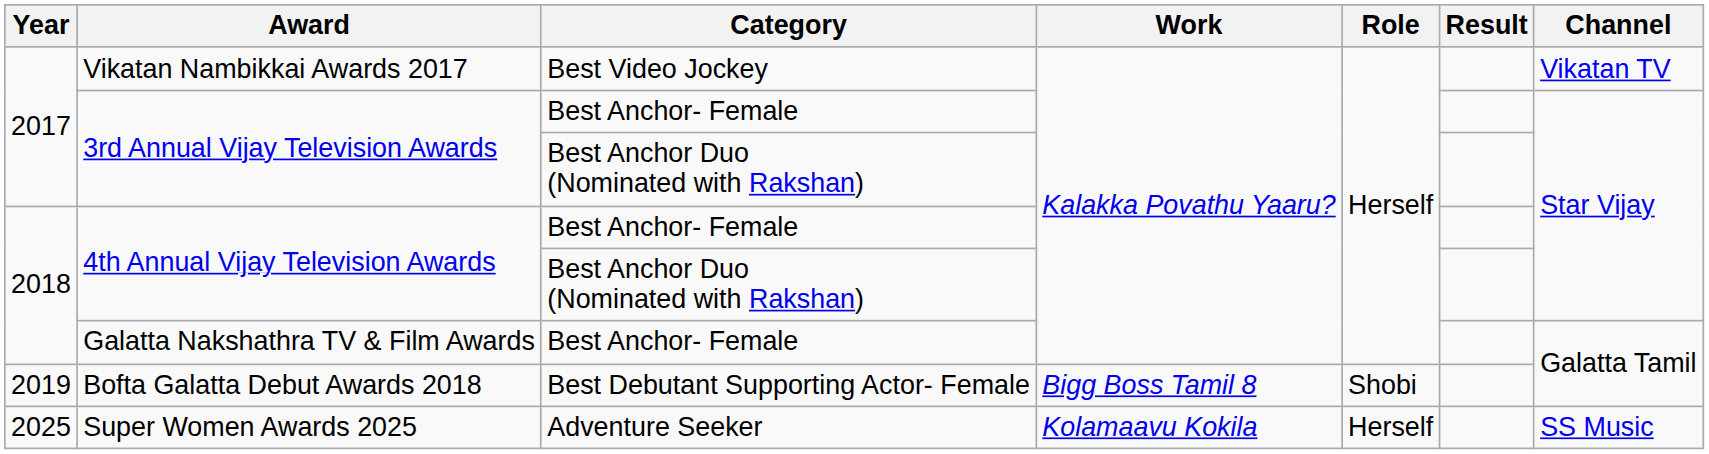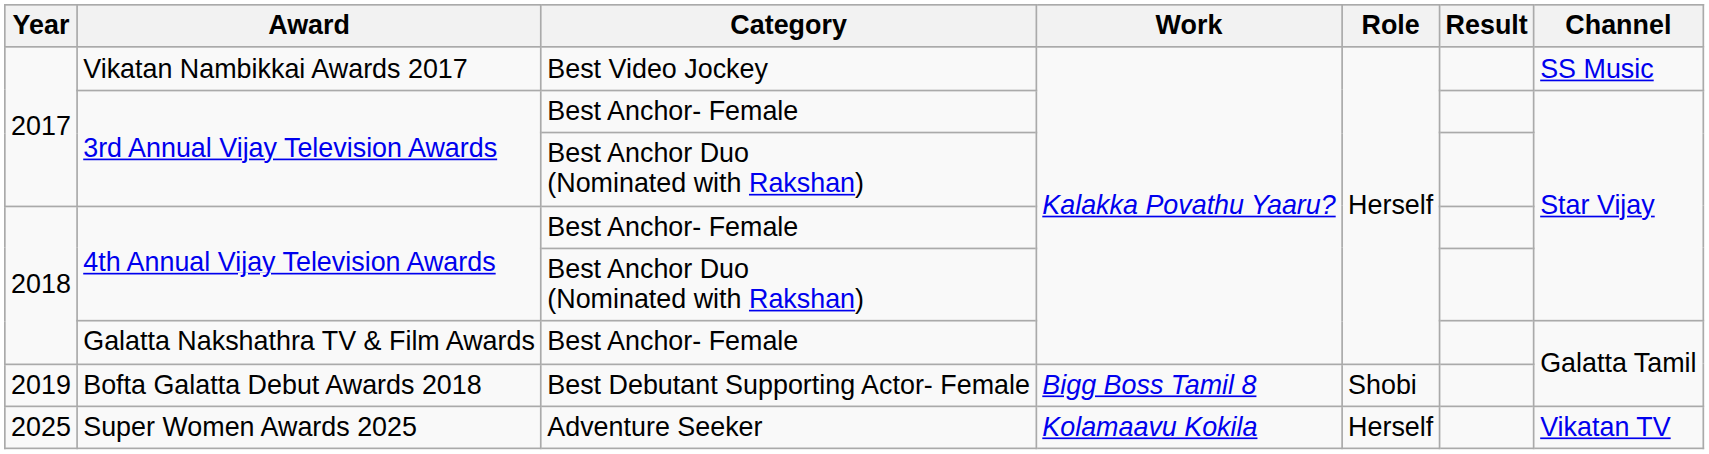(1605, 68) Vikatan TV -> (1597, 68) SS Music
(1597, 427) SS Music -> (1605, 427) Vikatan TV
